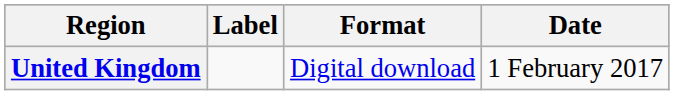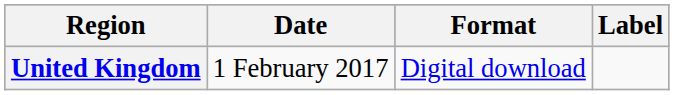columns swapped: (575, 25) <-> (245, 25)
